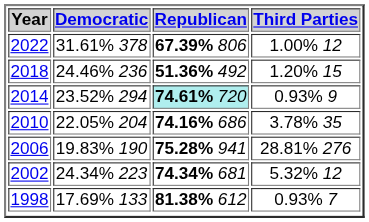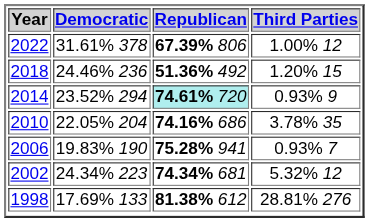(306, 148) 28.81% 276 -> (306, 148) 0.93% 7
(306, 199) 0.93% 7 -> (306, 199) 28.81% 276
